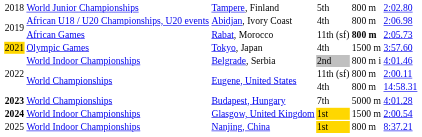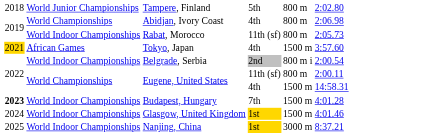(118, 21) African U18 / U20 Championships, U20 events -> (69, 21) World Championships
(56, 34) African Games -> (83, 34) World Indoor Championships
(364, 34) bold -> (295, 34) normal
(58, 48) Olympic Games -> (56, 48) African Games
(398, 61) 4:01.46 -> (329, 61) 2:00.54
(364, 87) 800 m -> (298, 87) 1500 m
(69, 100) World Championships -> (83, 100) World Indoor Championships
(366, 100) 5000 m -> (298, 100) 1500 m
(14, 114) bold -> (14, 114) normal
(398, 114) 2:00.54 -> (329, 114) 4:01.46
(364, 127) 800 m -> (298, 127) 3000 m
